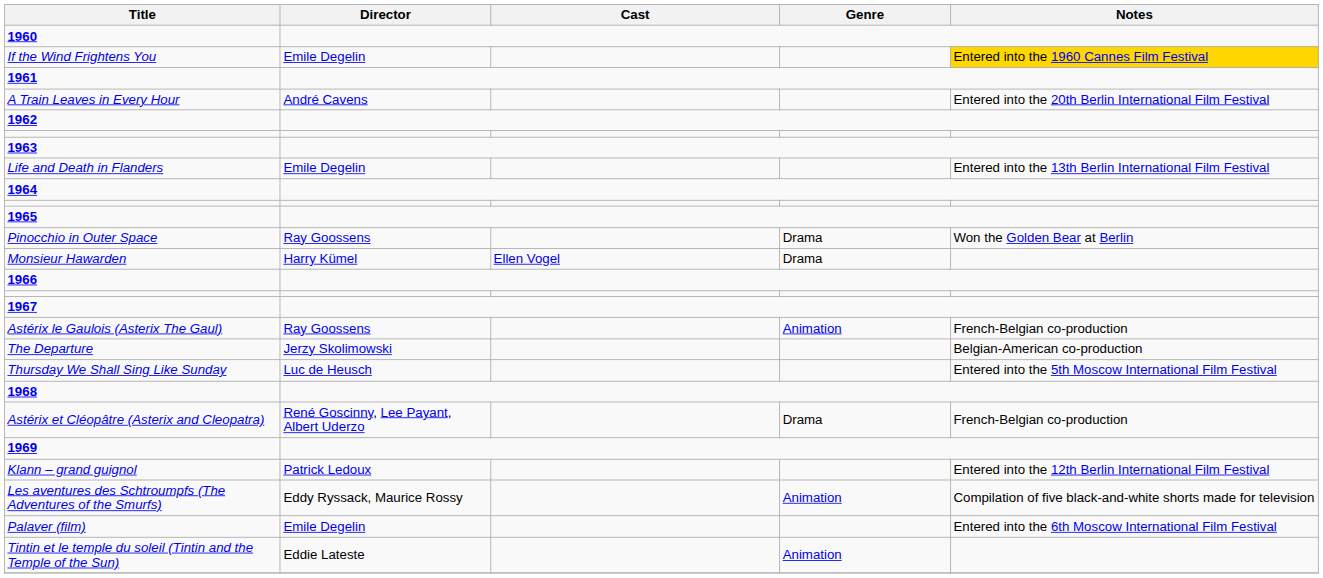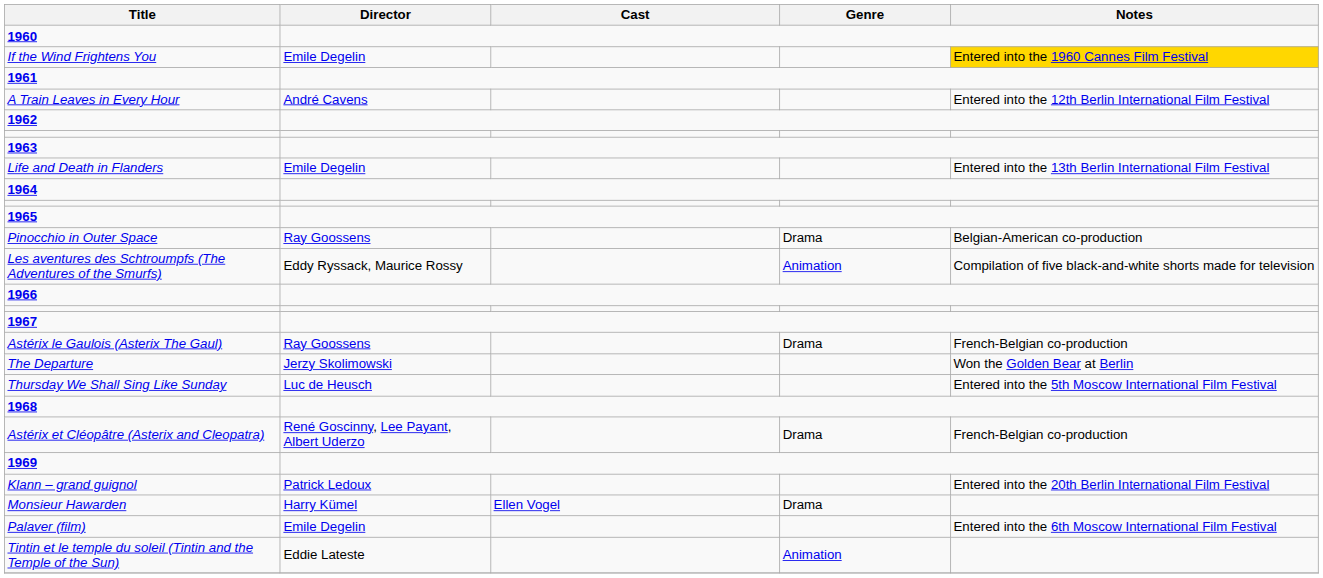(1111, 99) Entered into the 20th Berlin International Film Festival -> (1111, 99) Entered into the 12th Berlin International Film Festival
(1043, 237) Won the Golden Bear at Berlin -> (1048, 237) Belgian-American co-production
rows swapped: (116, 498) <-> (67, 258)
(812, 328) Animation -> (803, 343) Drama
(1048, 349) Belgian-American co-production -> (1043, 364) Won the Golden Bear at Berlin
(1111, 469) Entered into the 12th Berlin International Film Festival -> (1111, 484) Entered into the 20th Berlin International Film Festival
